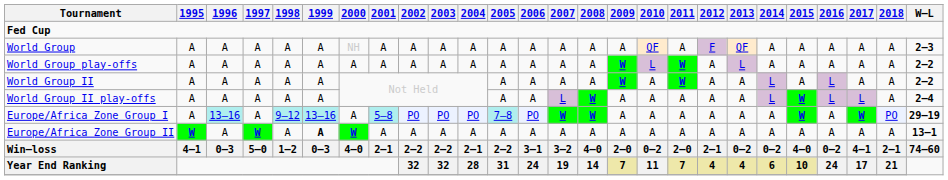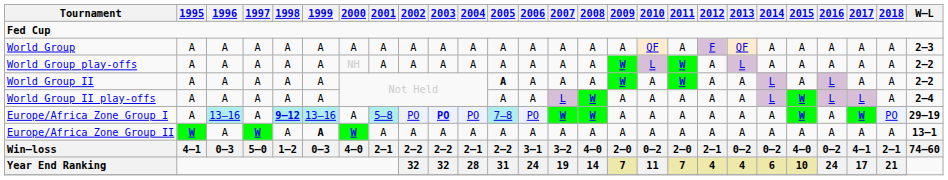(354, 47) NH -> (354, 47) A
(354, 64) A -> (354, 64) NH
(503, 81) normal -> (503, 81) bold
(288, 115) normal -> (288, 115) bold
(443, 115) normal -> (443, 115) bold
